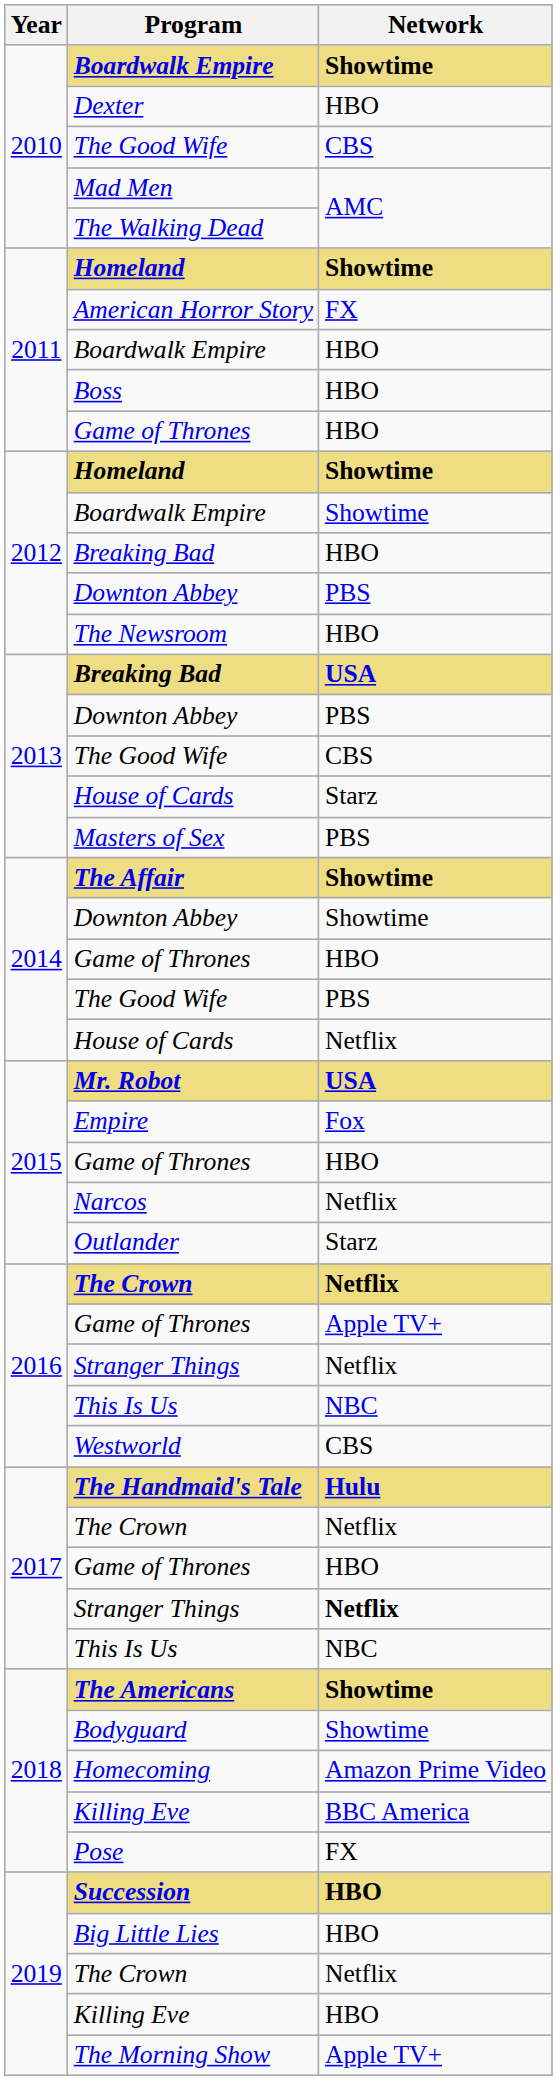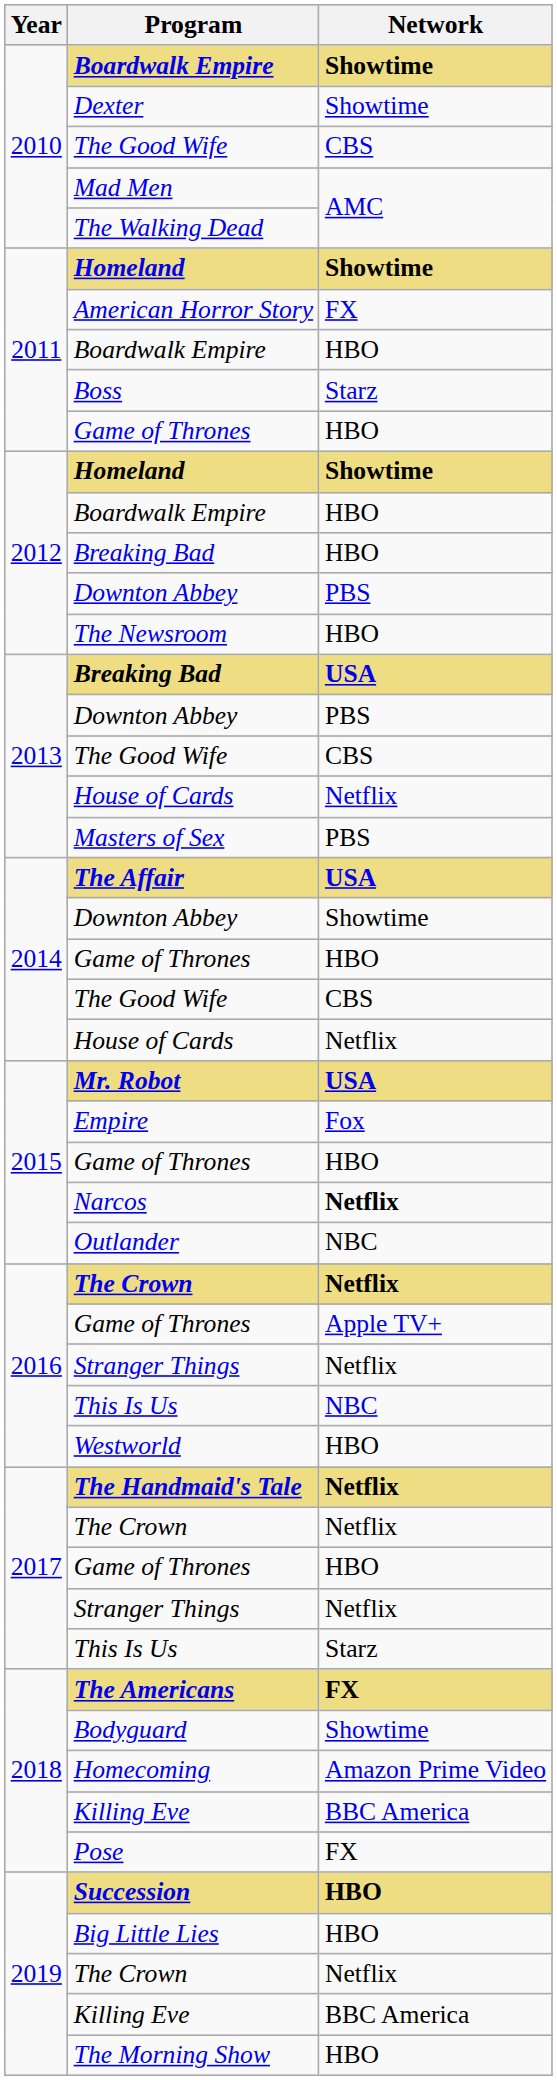(352, 106) HBO -> (377, 106) Showtime
(352, 390) HBO -> (351, 390) Starz
(377, 512) Showtime -> (352, 512) HBO
(351, 796) Starz -> (361, 796) Netflix
(379, 877) Showtime -> (351, 877) USA
(348, 999) PBS -> (349, 999) CBS
(361, 1202) normal -> (362, 1202) bold
(351, 1242) Starz -> (351, 1242) NBC
(349, 1445) CBS -> (352, 1445) HBO
(353, 1486) Hulu -> (362, 1486) Netflix
(362, 1608) bold -> (361, 1608) normal
(351, 1648) NBC -> (351, 1648) Starz
(379, 1689) Showtime -> (342, 1689) FX
(352, 2014) HBO -> (397, 2014) BBC America
(383, 2054) Apple TV+ -> (352, 2054) HBO
